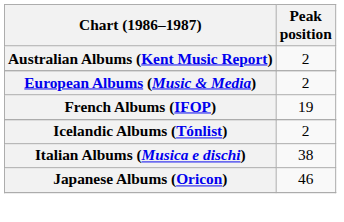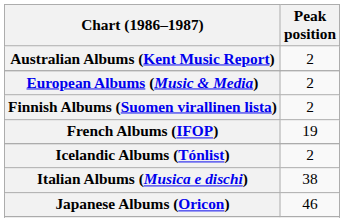+ row: (142, 107)
